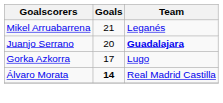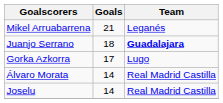(109, 43) 20 -> (109, 43) 18
(109, 75) bold -> (109, 75) normal
+ row: (21, 91)
